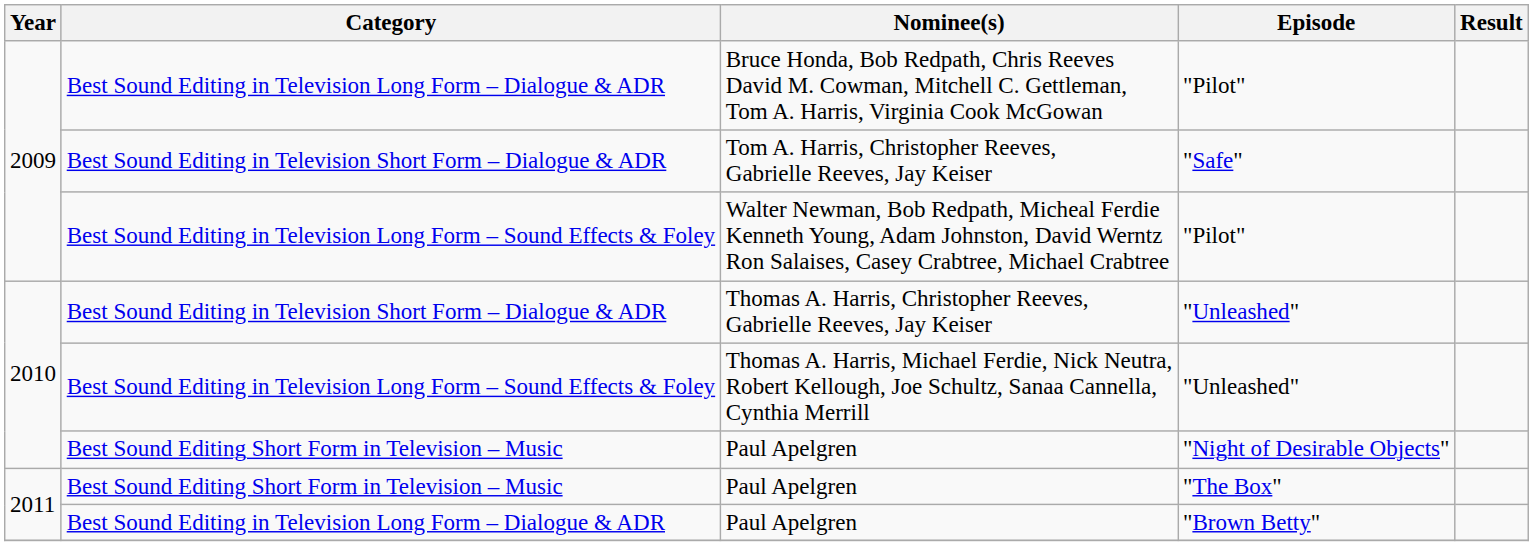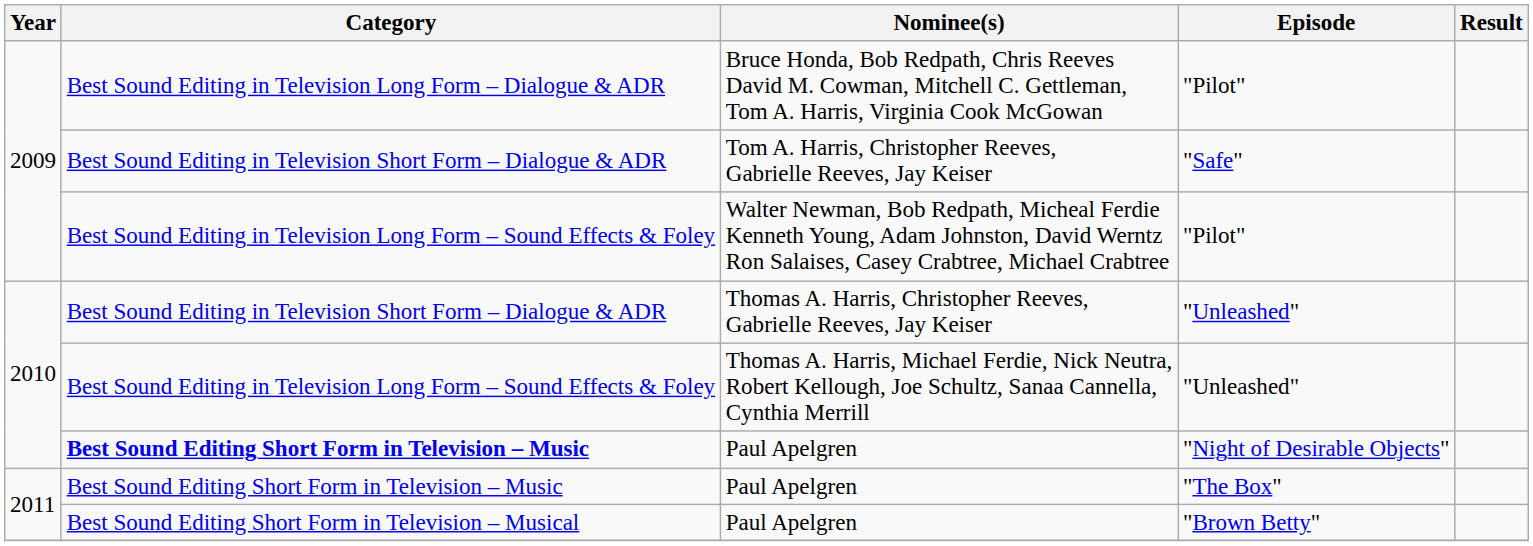(315, 449) normal -> (328, 449) bold
(366, 522) Best Sound Editing in Television Long Form – Dialogue & ADR -> (323, 522) Best Sound Editing Short Form in Television – Musical
